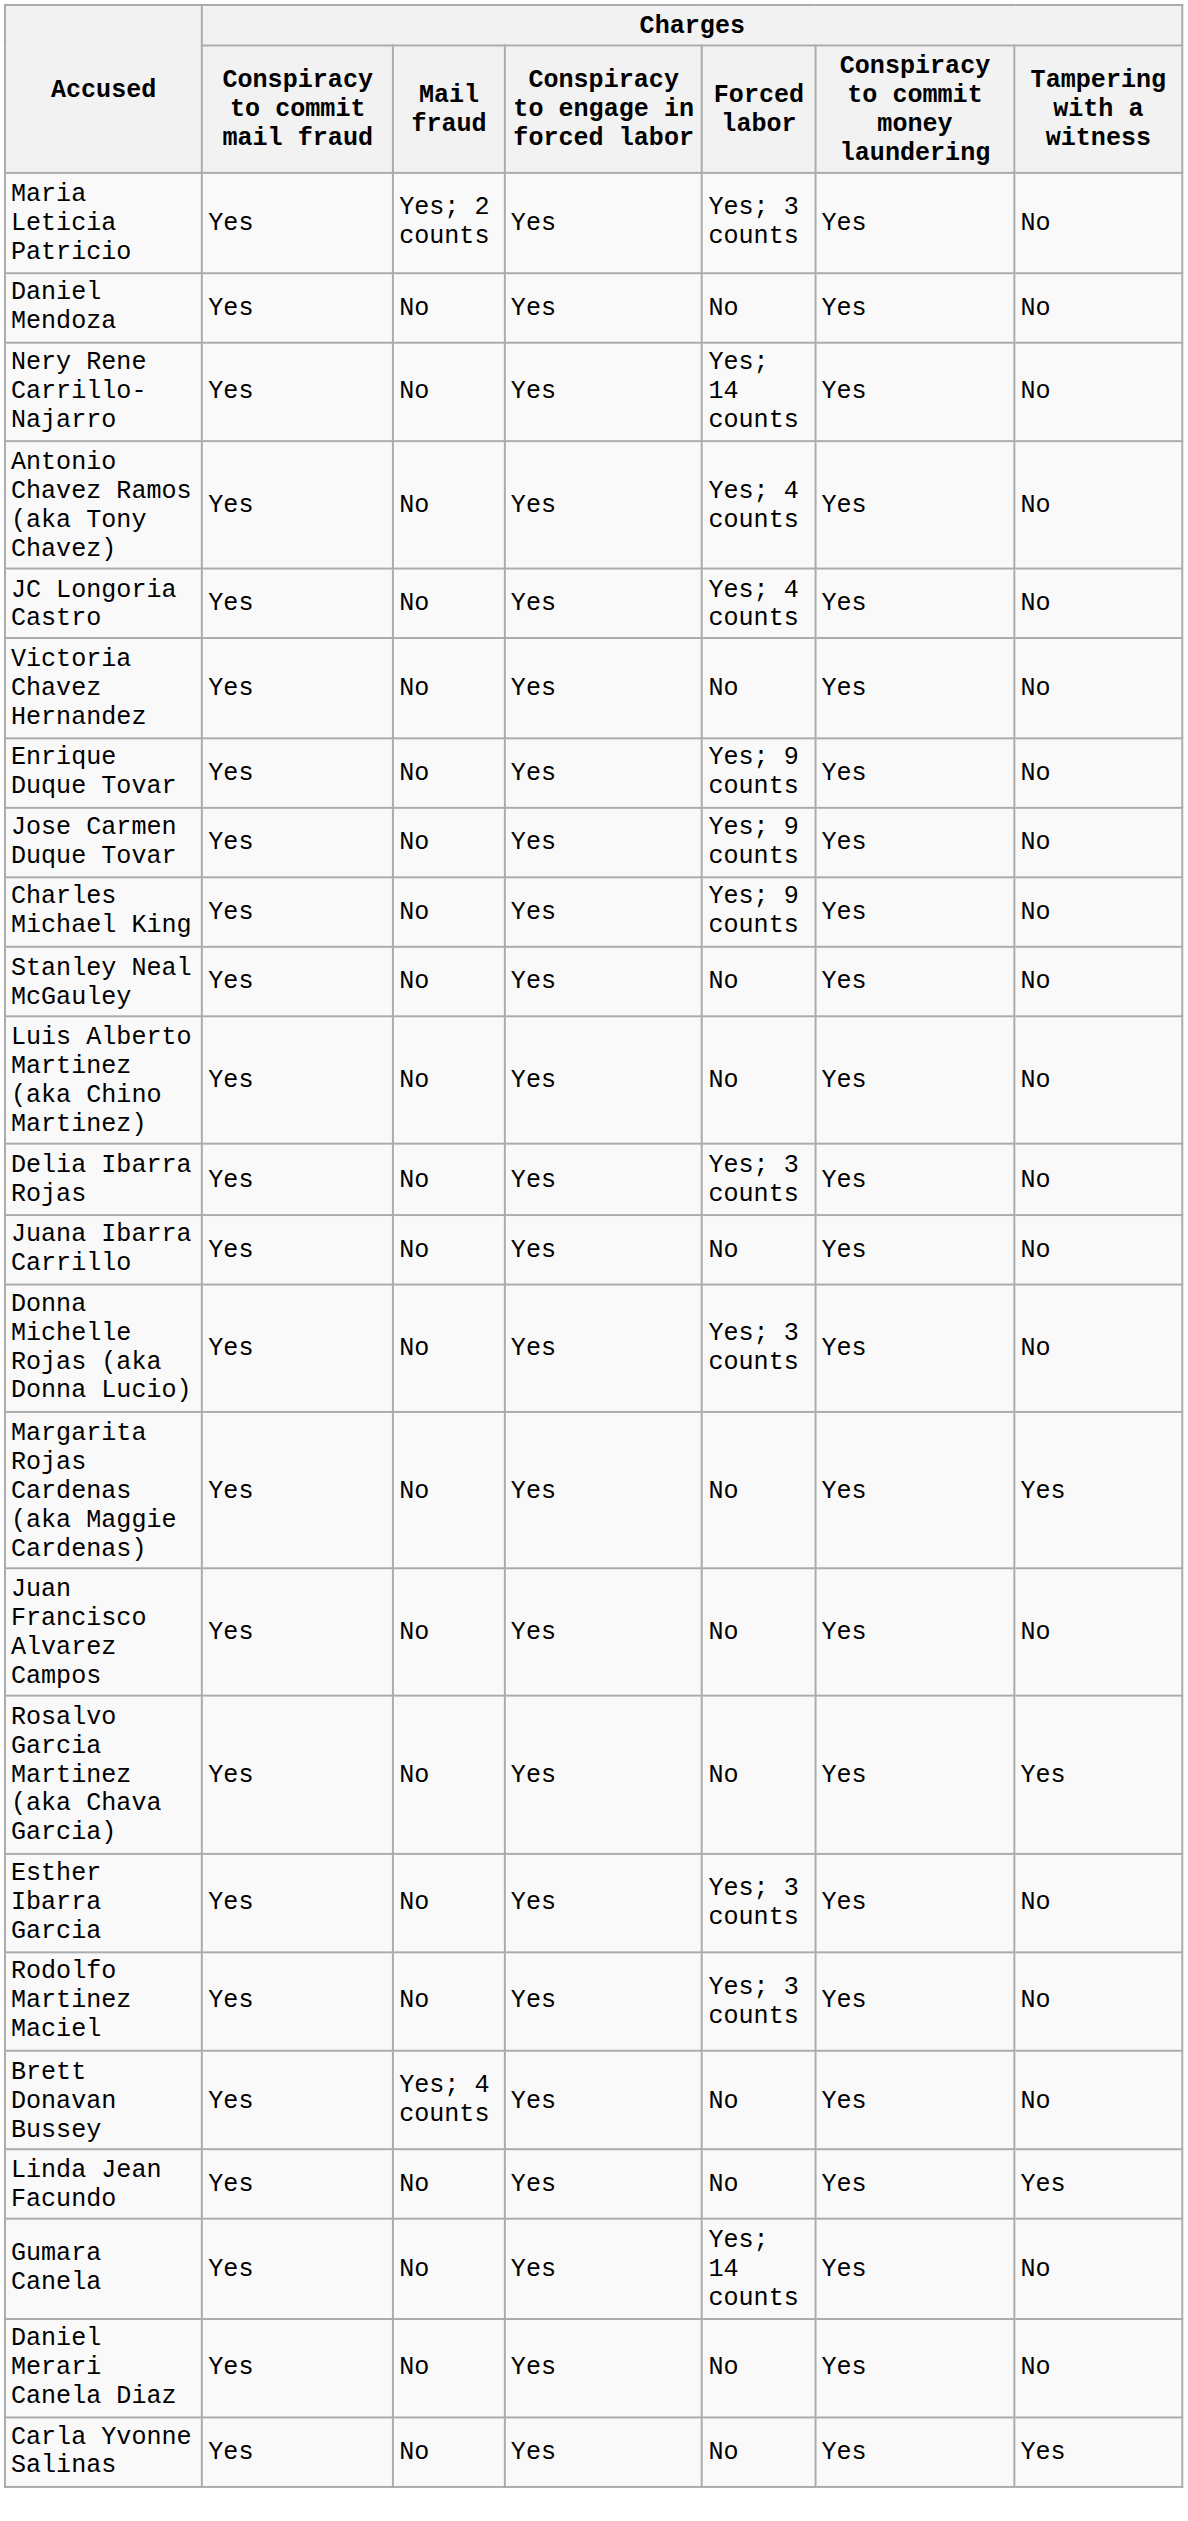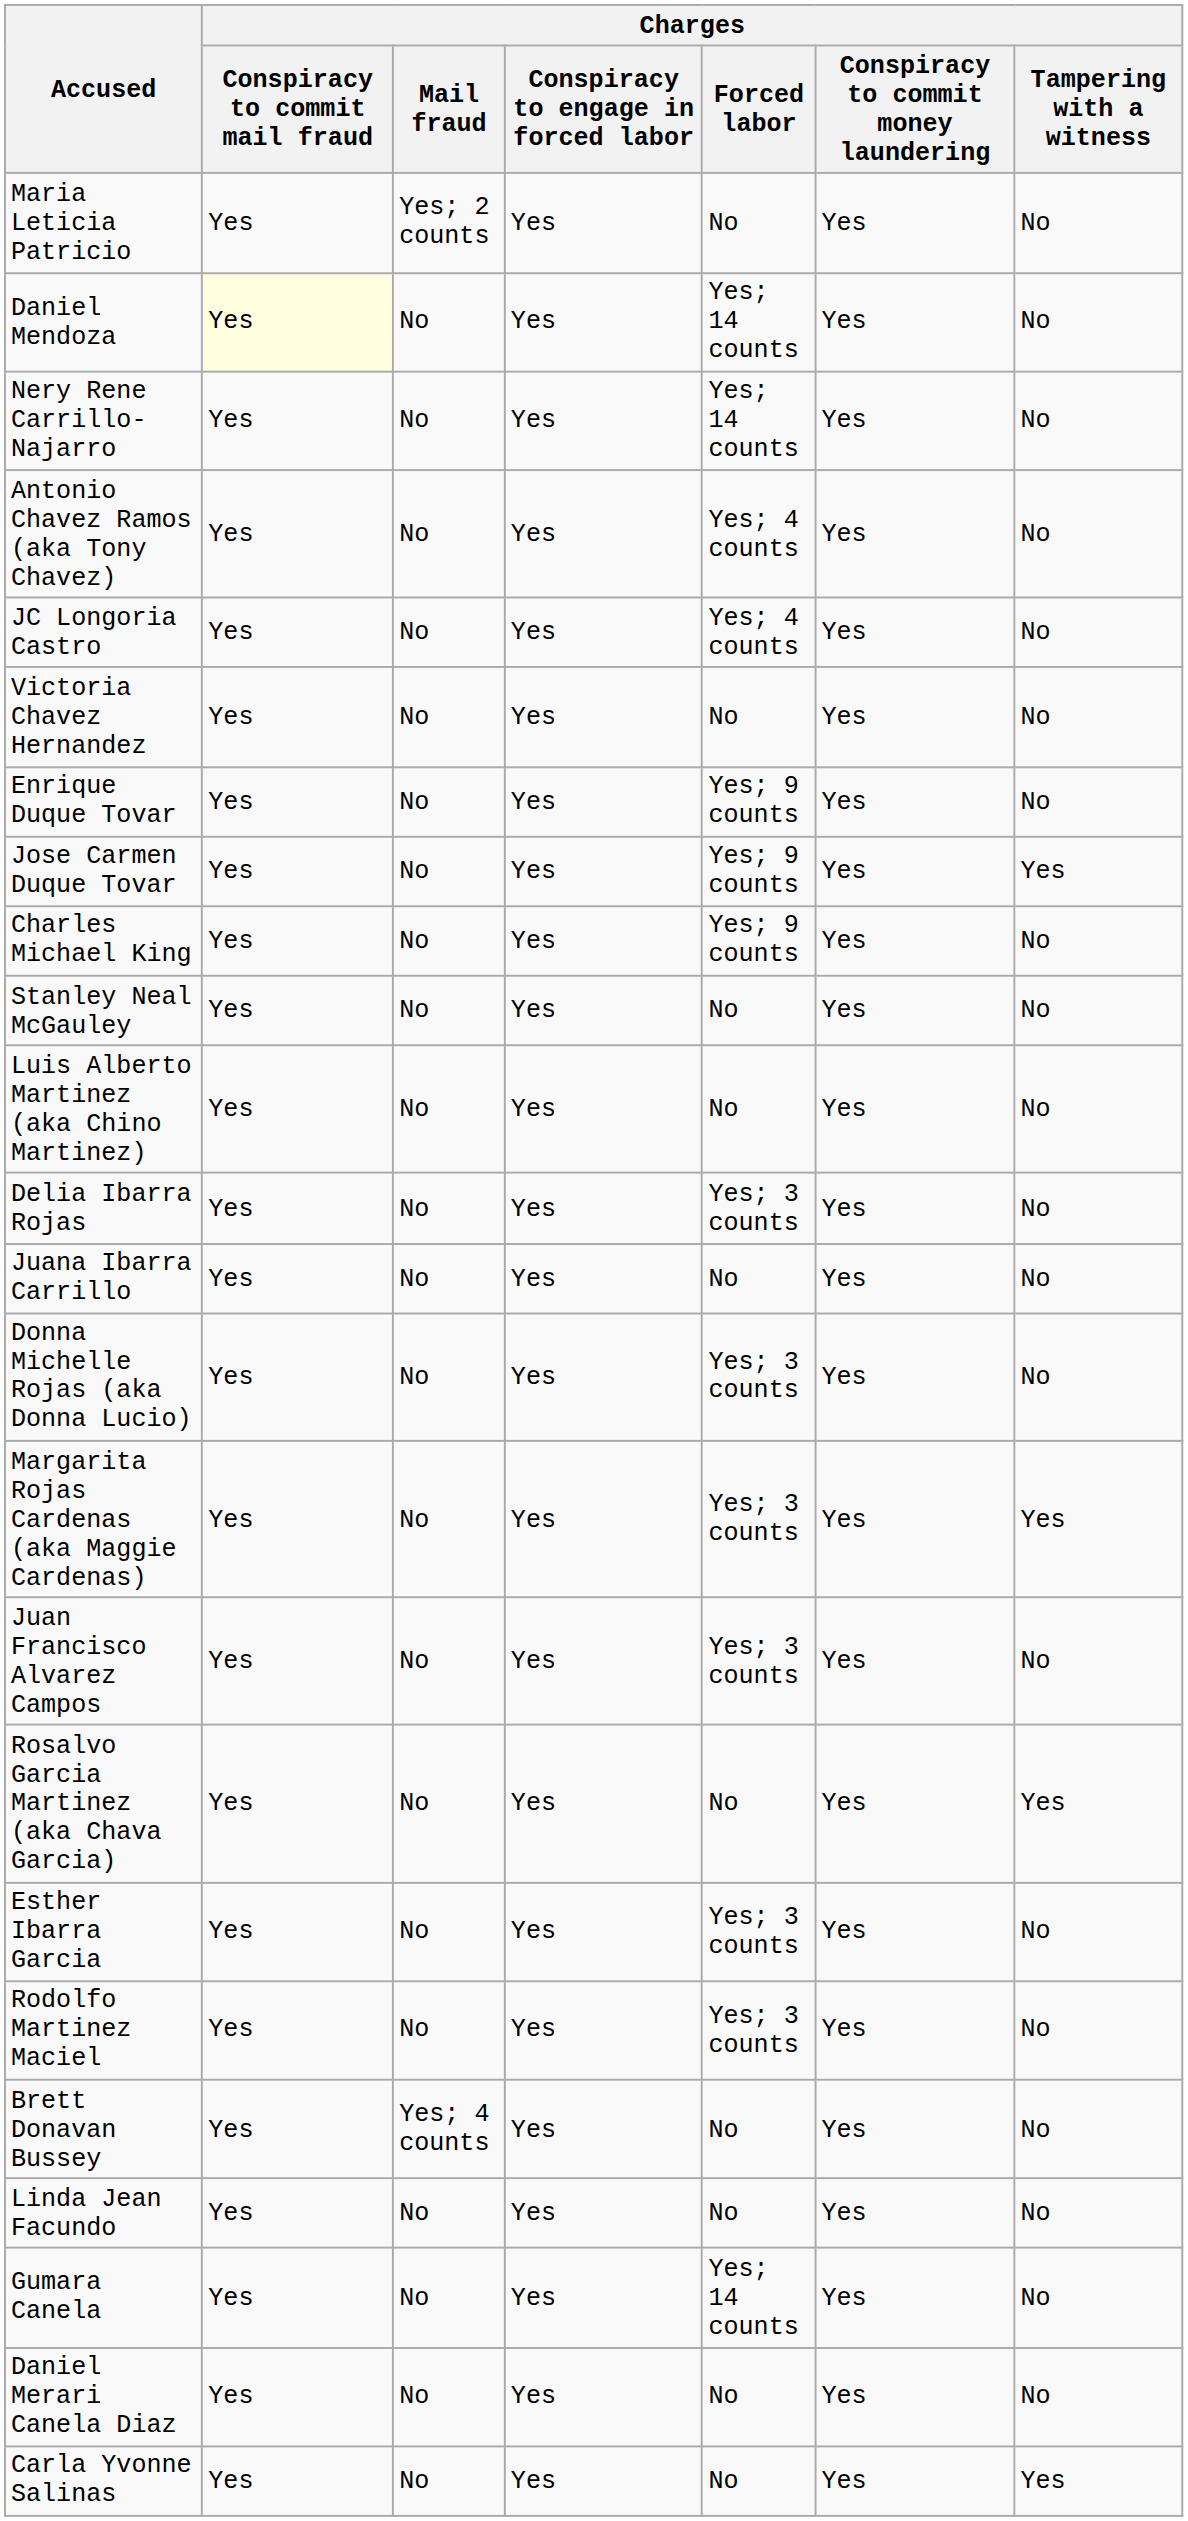(754, 223) Yes; 3 counts -> (724, 223) No
(231, 307) no background -> (231, 322) lightyellow background
(724, 307) No -> (754, 322) Yes; 14 counts
(1036, 842) No -> (1043, 871) Yes
(724, 1490) No -> (754, 1519) Yes; 3 counts
(724, 1632) No -> (754, 1661) Yes; 3 counts
(1043, 2184) Yes -> (1036, 2213) No
